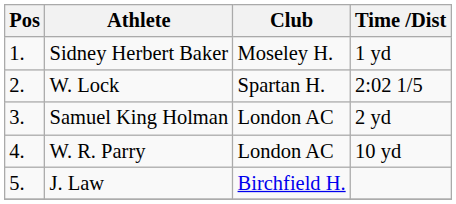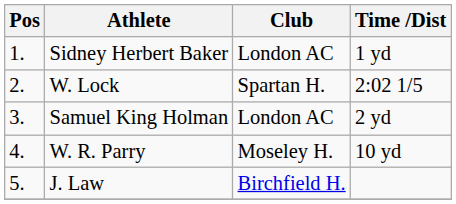(285, 53) Moseley H. -> (286, 53) London AC
(286, 150) London AC -> (285, 150) Moseley H.
